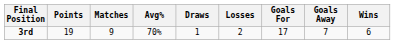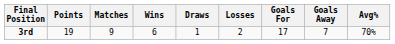columns swapped: (369, 16) <-> (154, 16)
